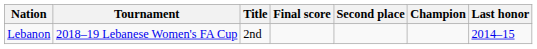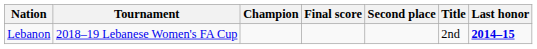columns swapped: (438, 14) <-> (255, 14)
(493, 33) normal -> (493, 33) bold
